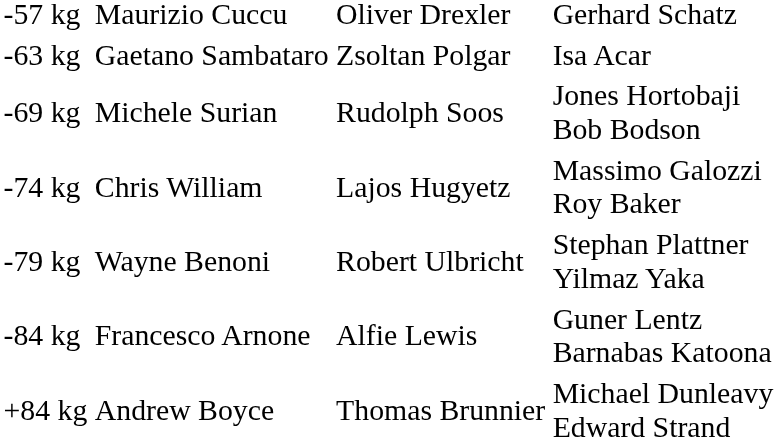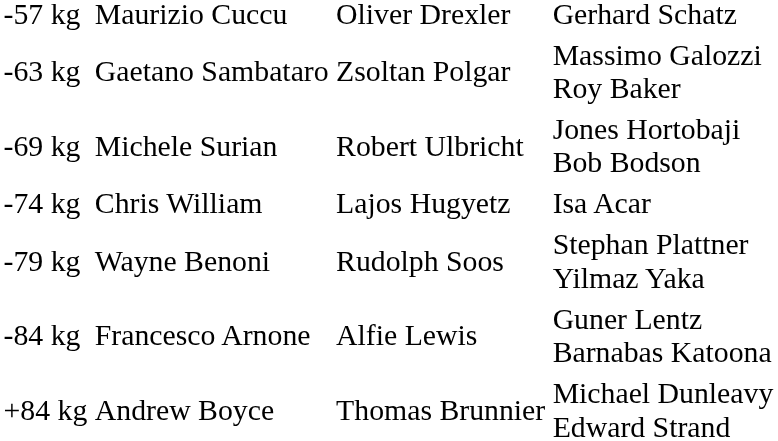(602, 54) Isa Acar -> (657, 71) Massimo Galozzi Roy Baker
(420, 112) Rudolph Soos -> (430, 145) Robert Ulbricht
(657, 186) Massimo Galozzi Roy Baker -> (602, 203) Isa Acar
(430, 261) Robert Ulbricht -> (420, 261) Rudolph Soos
